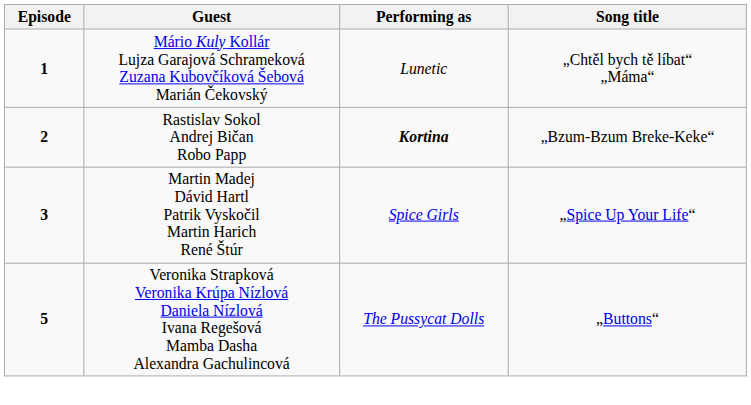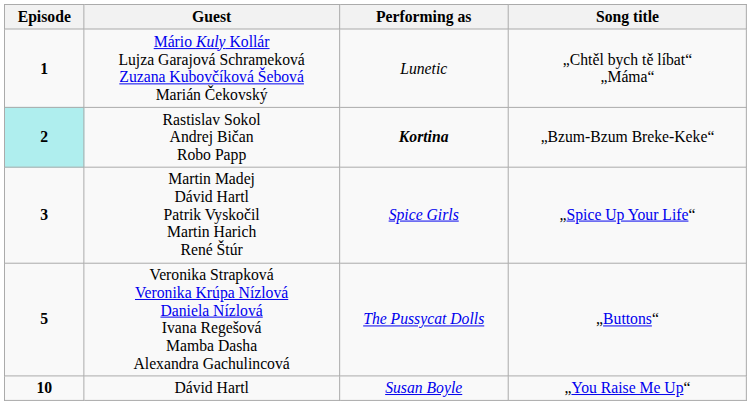(44, 137) no background -> (44, 137) paleturquoise background
+ row: (212, 388)
